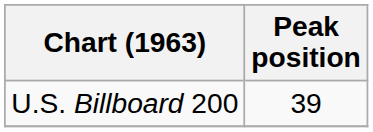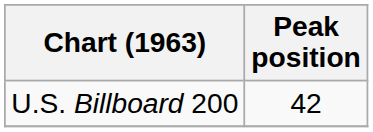(306, 103) 39 -> (306, 103) 42
